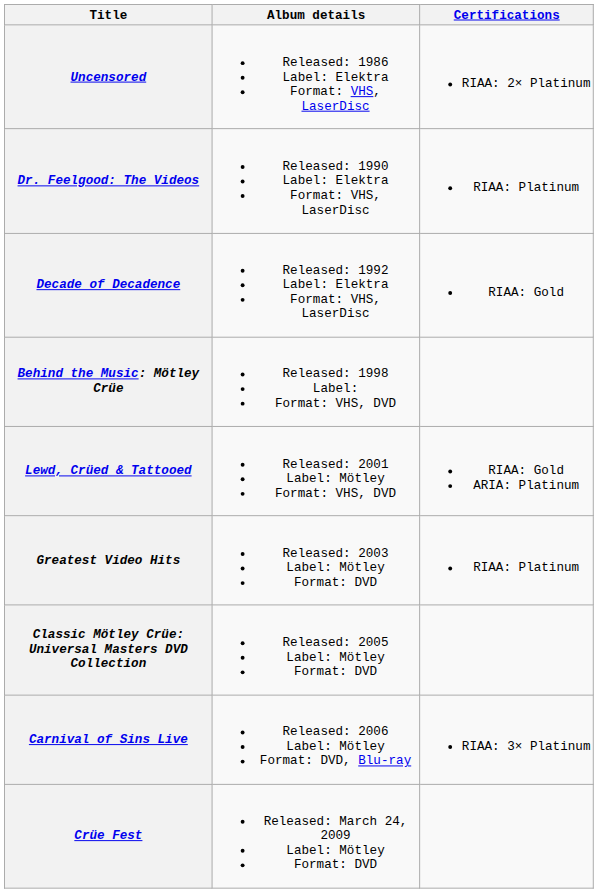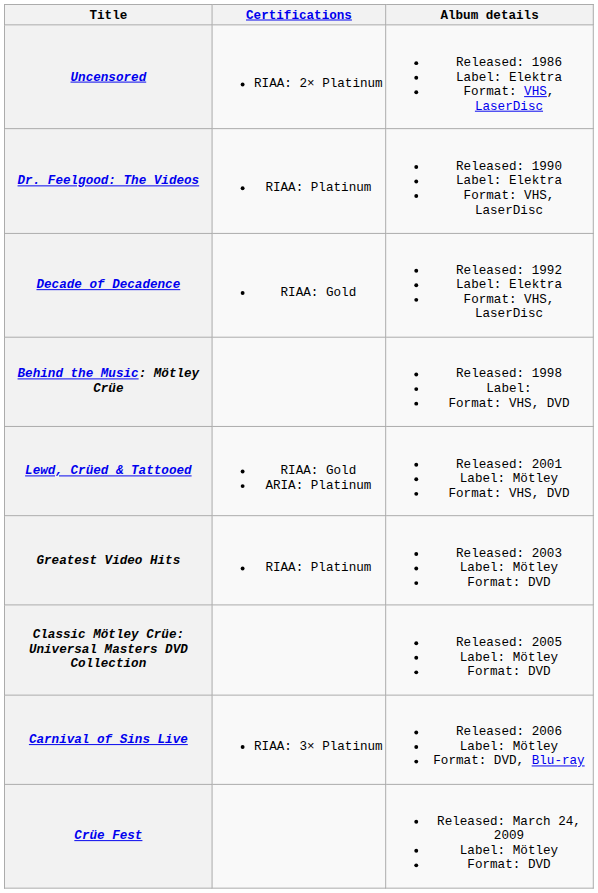columns swapped: (316, 15) <-> (507, 15)
